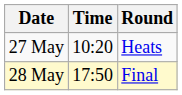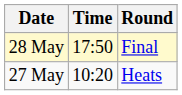rows swapped: (36, 47) <-> (36, 75)
